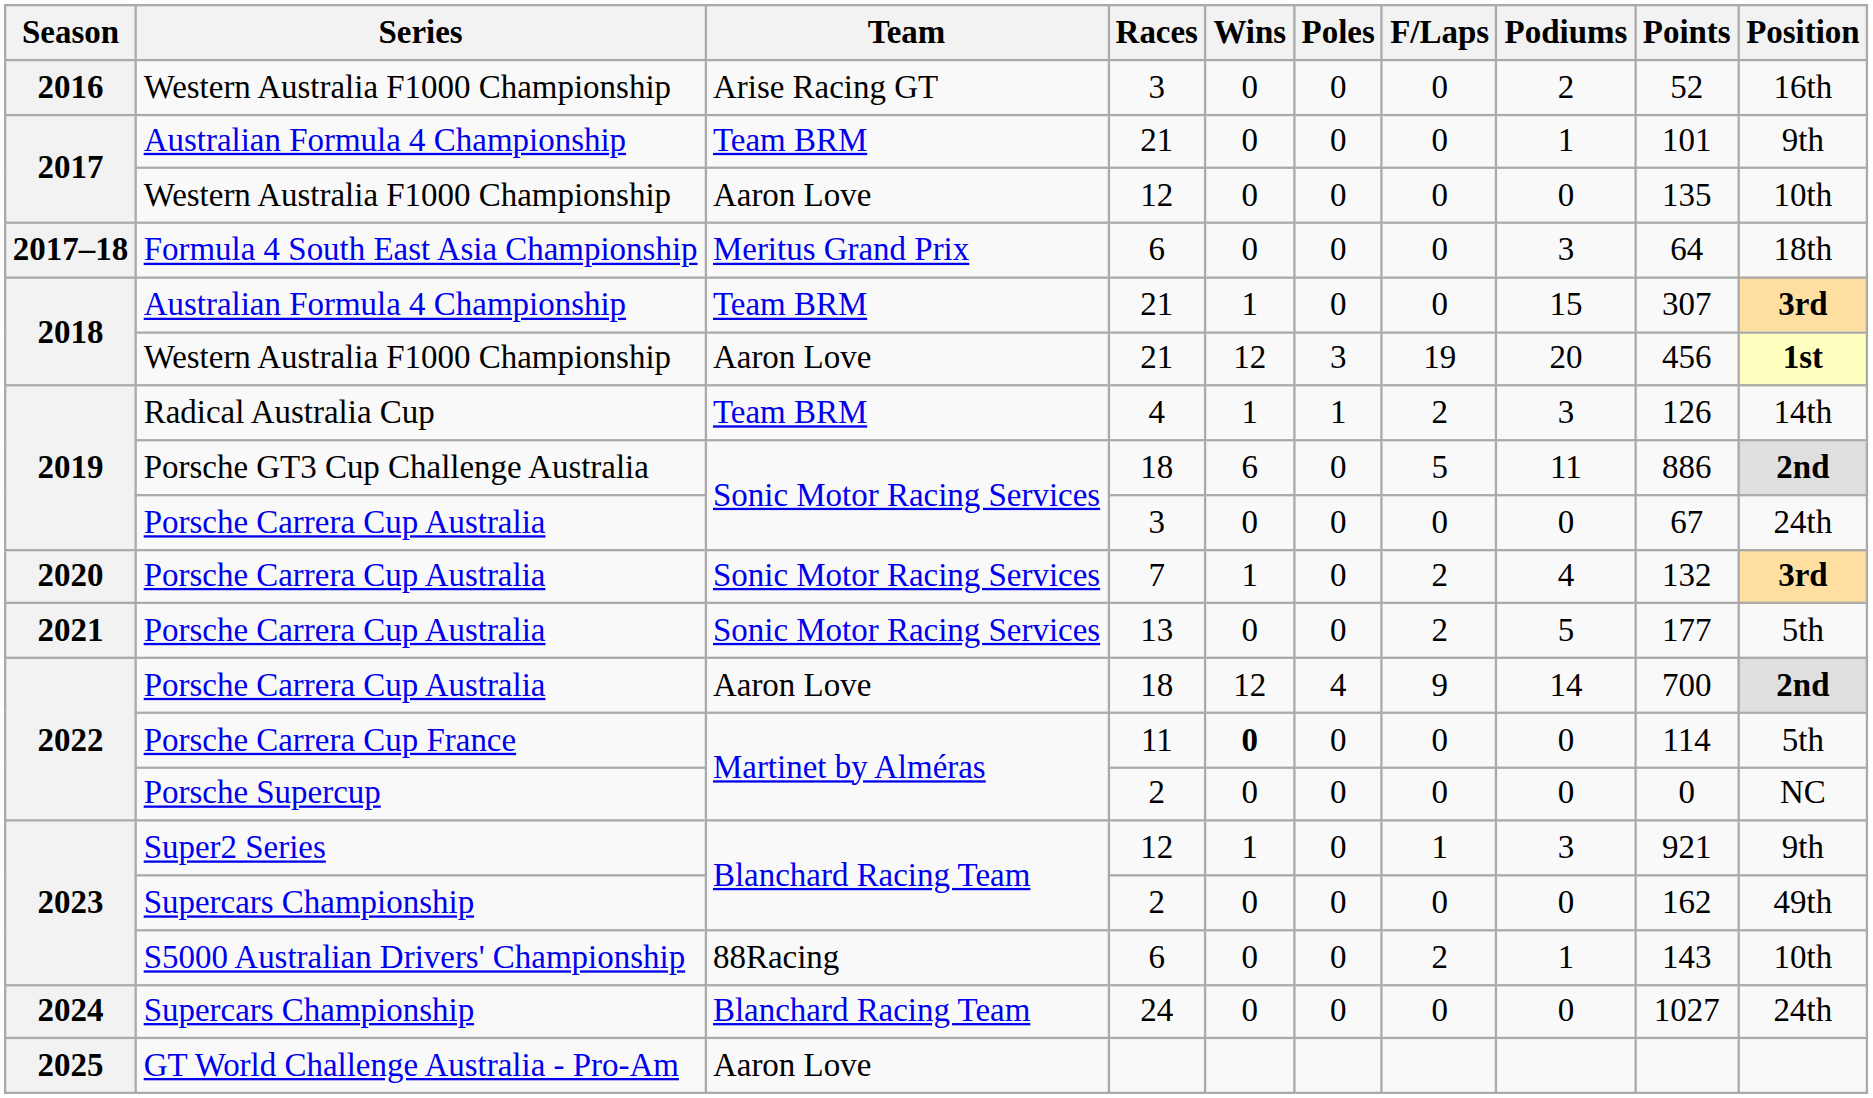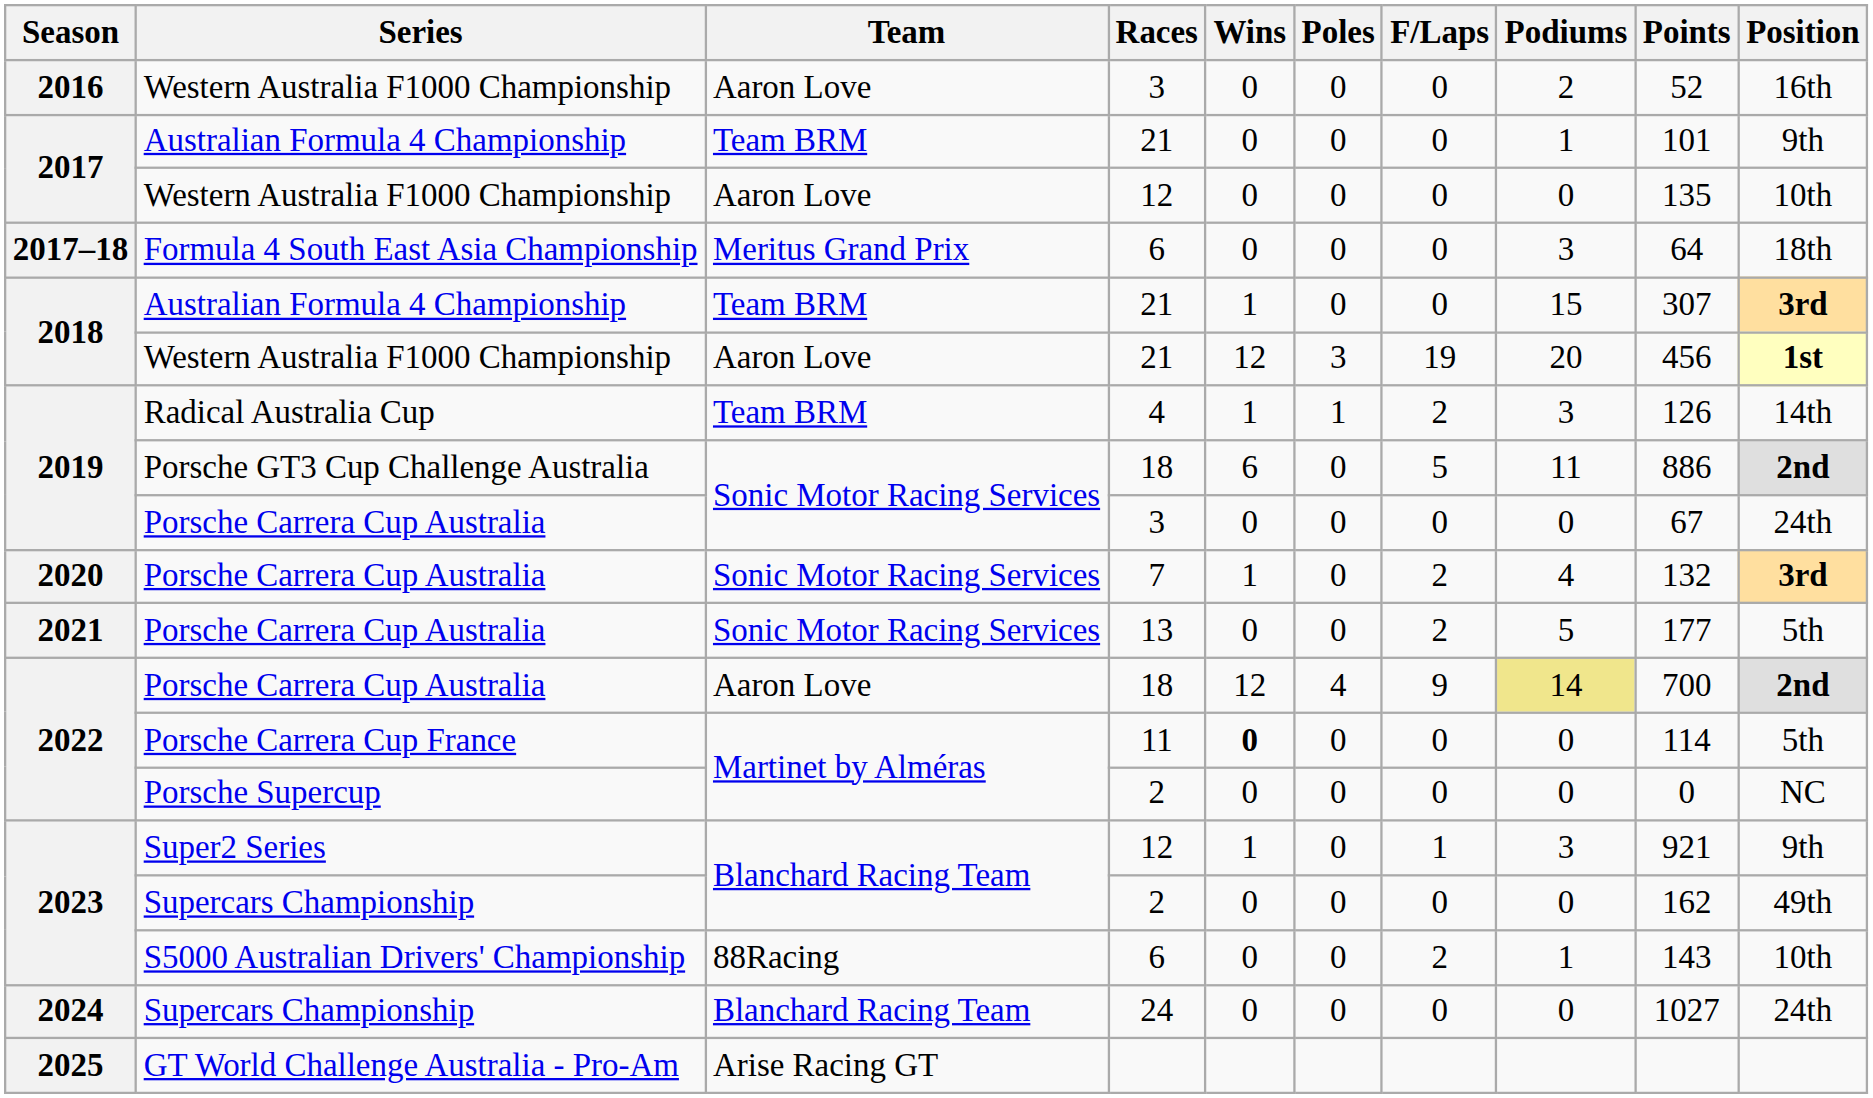(826, 86) Arise Racing GT -> (792, 86) Aaron Love
(1566, 684) no background -> (1566, 684) khaki background
(792, 1065) Aaron Love -> (826, 1065) Arise Racing GT
